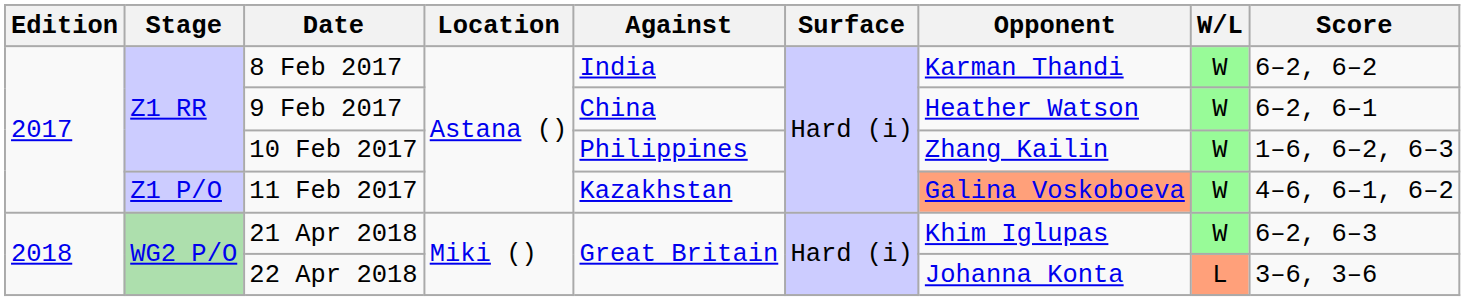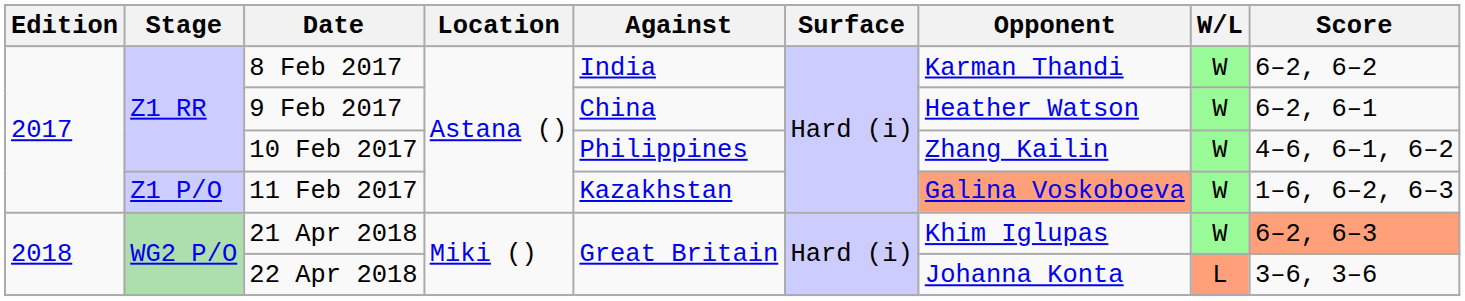(1354, 150) 1–6, 6–2, 6–3 -> (1354, 150) 4–6, 6–1, 6–2
(1354, 192) 4–6, 6–1, 6–2 -> (1354, 192) 1–6, 6–2, 6–3
(1316, 233) no background -> (1316, 233) lightsalmon background
